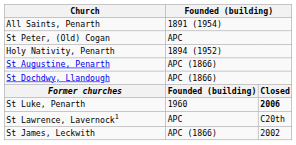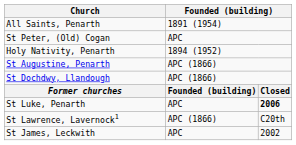(178, 104) 1960 -> (175, 104) APC
(175, 119) APC -> (192, 119) APC (1866)
(192, 133) APC (1866) -> (175, 133) APC
